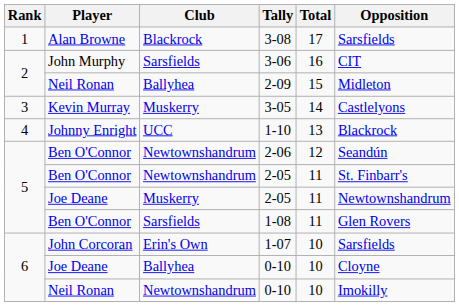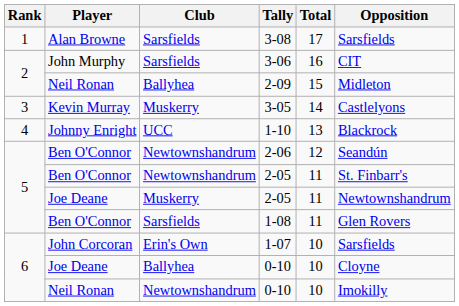(173, 38) Blackrock -> (171, 38) Sarsfields
